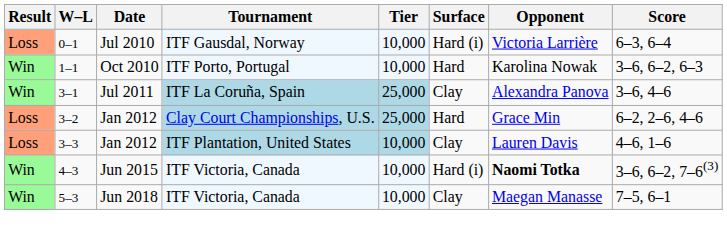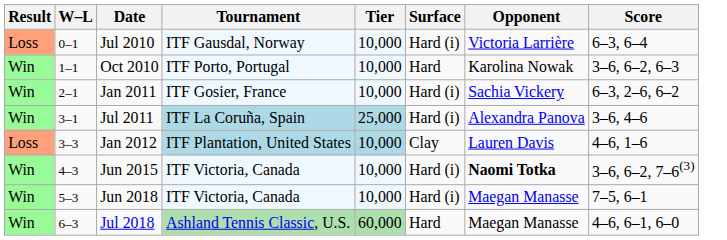+ row: (68, 93)
(448, 92) Clay -> (434, 117) Hard (i)
- row: (68, 118)
(448, 197) Clay -> (434, 197) Hard (i)
+ row: (68, 223)
